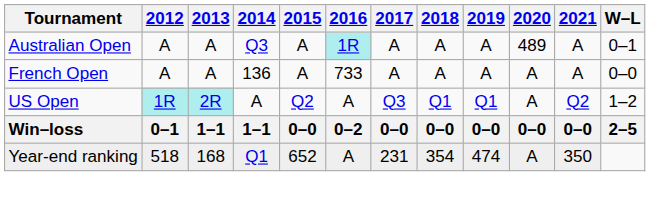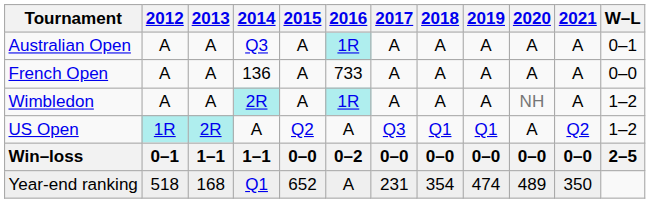(532, 45) 489 -> (532, 45) A
+ row: (51, 100)
(532, 156) A -> (532, 184) 489
